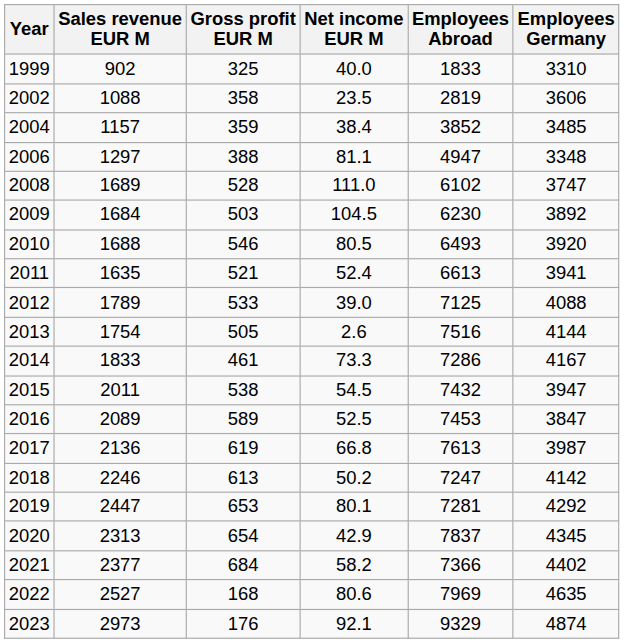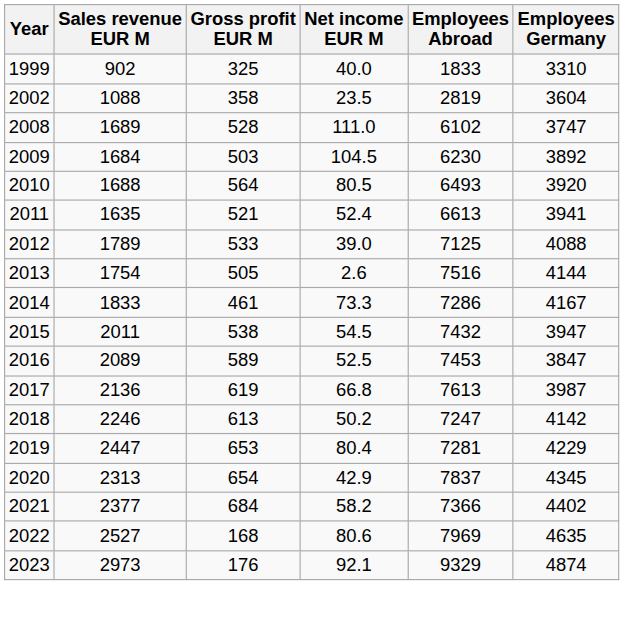(566, 98) 3606 -> (566, 98) 3604
- row: (29, 127)
- row: (29, 156)
(243, 244) 546 -> (243, 185) 564
(354, 506) 80.1 -> (354, 448) 80.4
(566, 506) 4292 -> (566, 448) 4229
